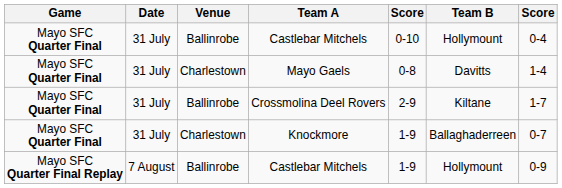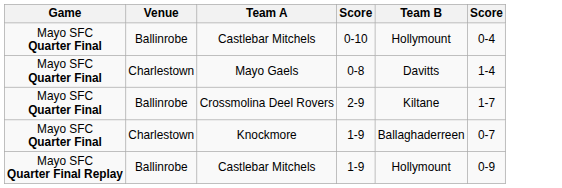- column: (151, 13)
